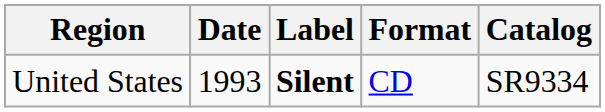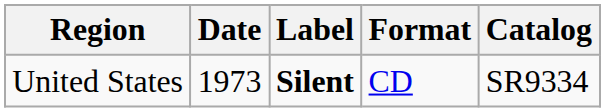(230, 80) 1993 -> (230, 80) 1973
